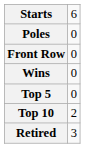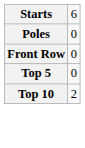- row: (36, 73)
- row: (36, 133)
